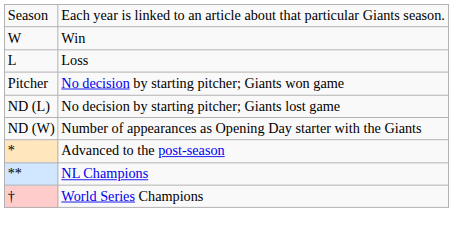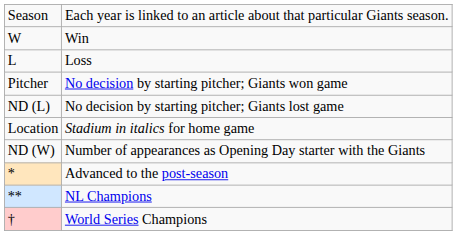+ row: (160, 128)
